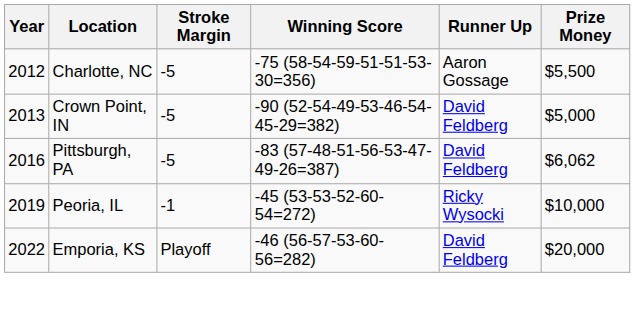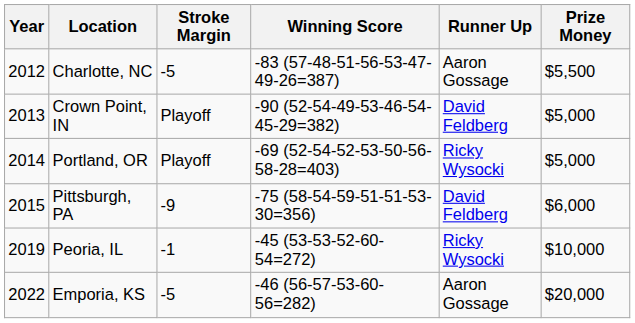(343, 71) -75 (58-54-59-51-51-53-30=356) -> (343, 71) -83 (57-48-51-56-53-47-49-26=387)
(168, 116) -5 -> (185, 116) Playoff
+ row: (100, 160)
(27, 160) 2016 -> (27, 205) 2015
(168, 160) -5 -> (168, 205) -9
(343, 160) -83 (57-48-51-56-53-47-49-26=387) -> (343, 205) -75 (58-54-59-51-51-53-30=356)
(570, 160) $6,062 -> (570, 205) $6,000
(185, 250) Playoff -> (168, 294) -5
(475, 250) David Feldberg -> (476, 294) Aaron Gossage
